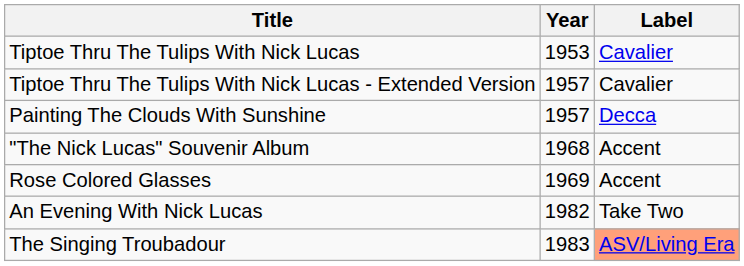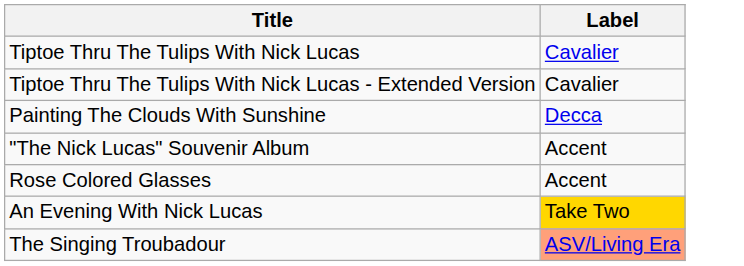- column: (567, 20)
(641, 212) no background -> (587, 212) gold background
